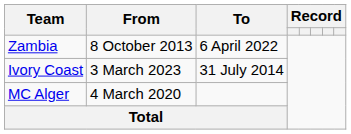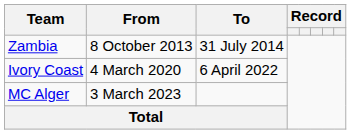(239, 46) 6 April 2022 -> (242, 46) 31 July 2014
(136, 70) 3 March 2023 -> (136, 70) 4 March 2020
(242, 70) 31 July 2014 -> (239, 70) 6 April 2022
(136, 93) 4 March 2020 -> (136, 93) 3 March 2023
